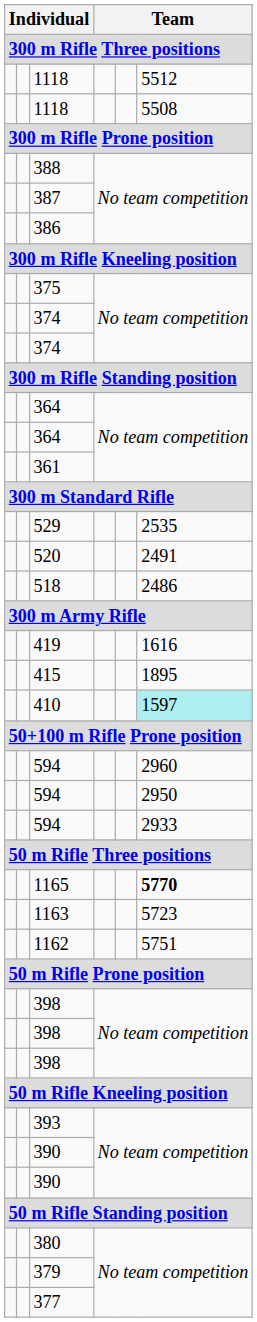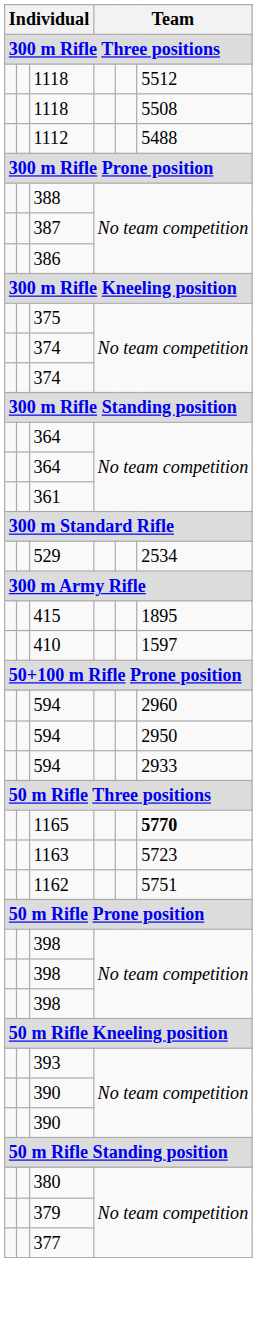+ row: (51, 138)
(159, 526) 2535 -> (159, 556) 2534
- row: (47, 556)
- row: (47, 586)
- row: (47, 645)
(159, 705) paleturquoise background -> (159, 645) no background
